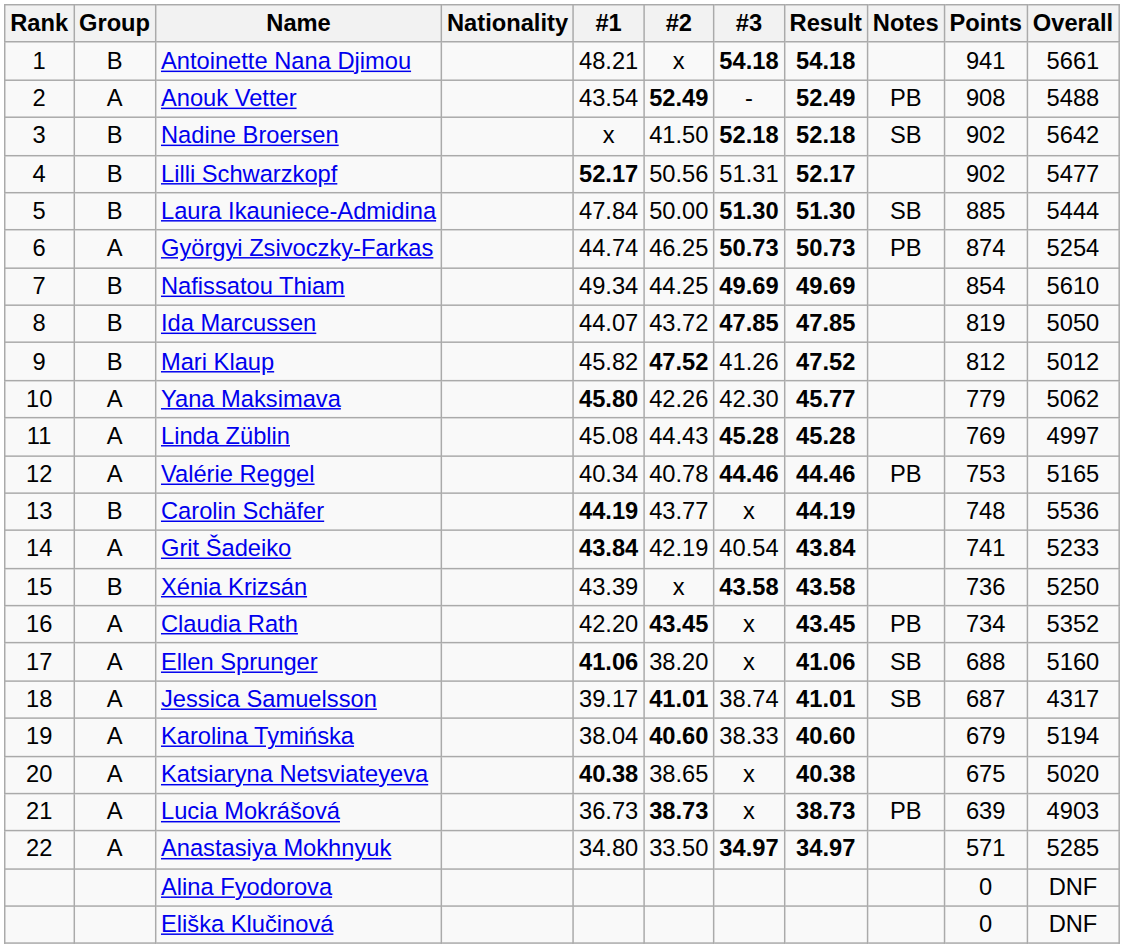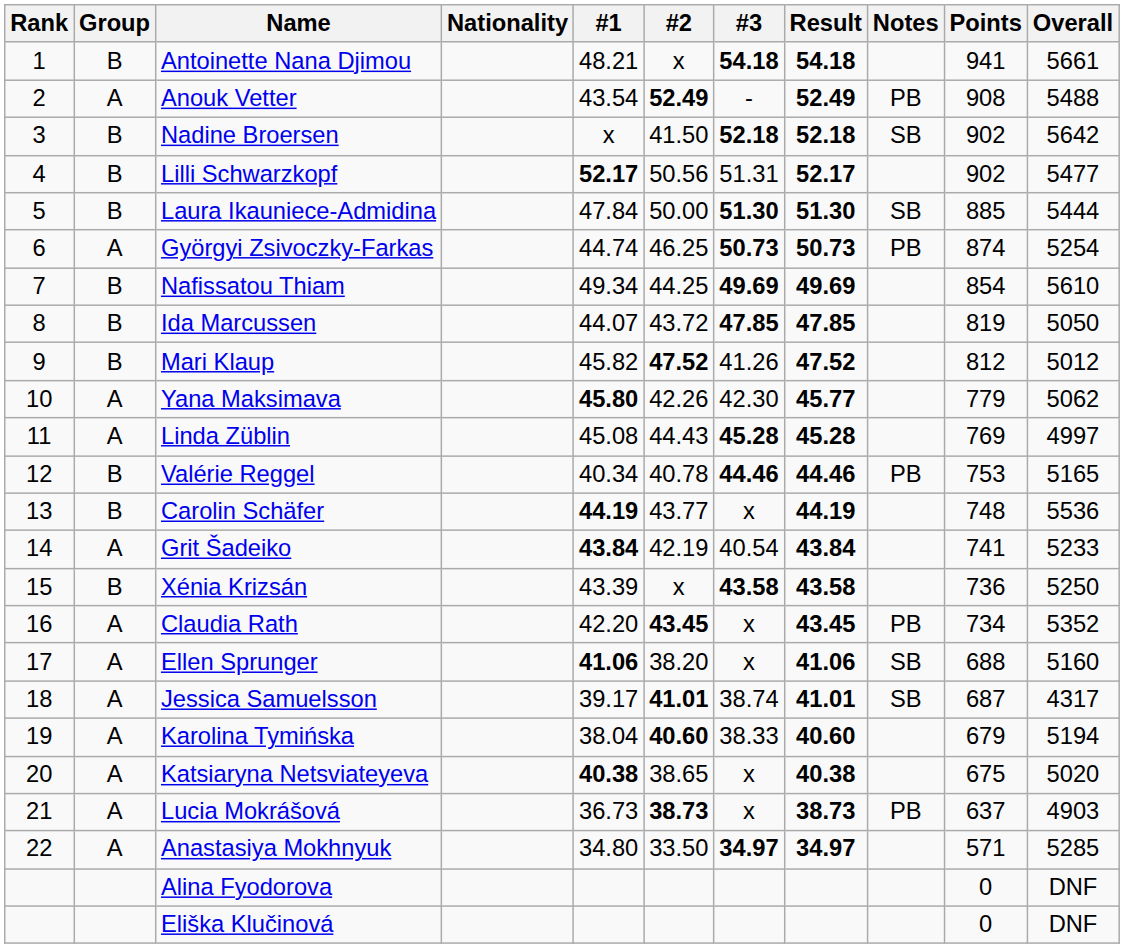(115, 473) A -> (115, 473) B
(986, 811) 639 -> (986, 811) 637
